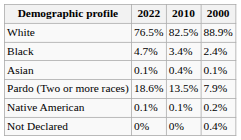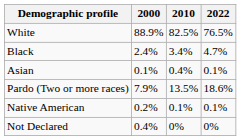columns swapped: (149, 14) <-> (218, 14)
